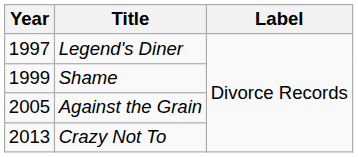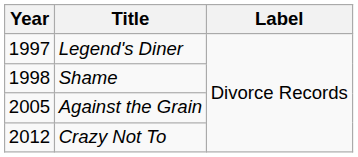(30, 78) 1999 -> (30, 78) 1998
(30, 136) 2013 -> (30, 136) 2012
